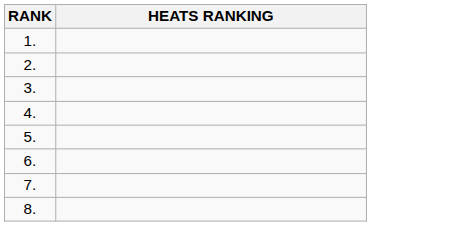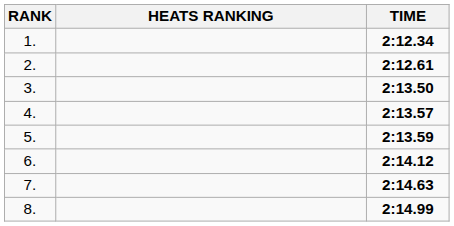+ column: (408, 16)
